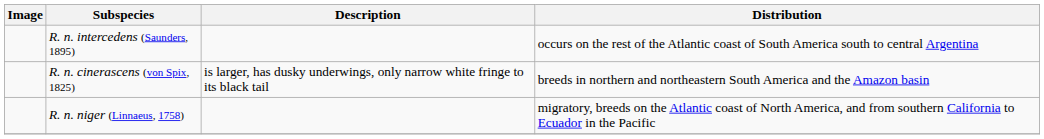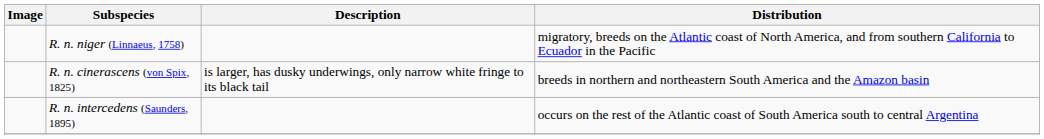rows swapped: (116, 115) <-> (119, 43)
